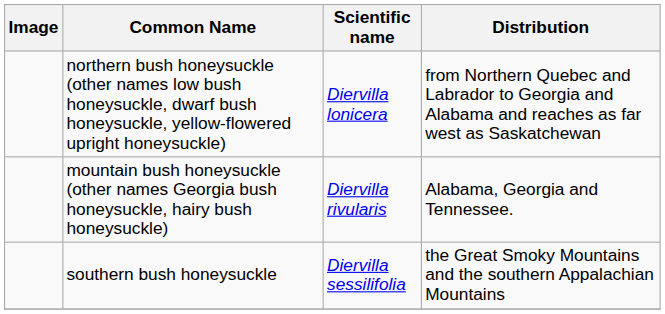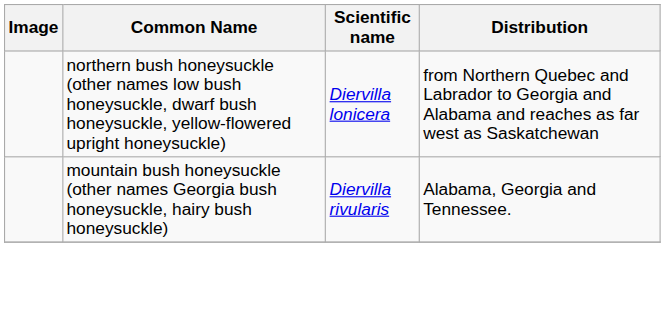- row: (172, 275)
